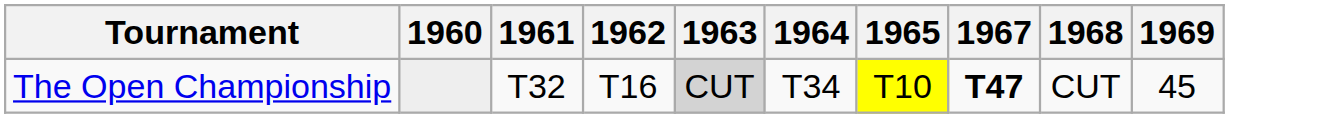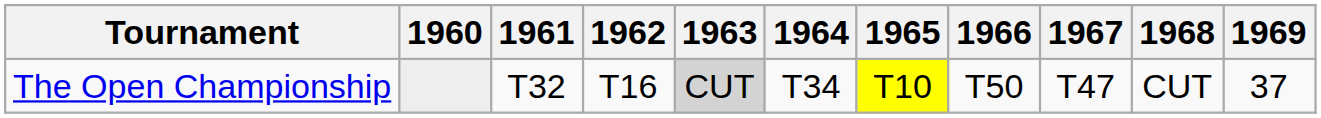+ column: (994, 32)
(994, 86) bold -> (1086, 86) normal
(1177, 86) 45 -> (1269, 86) 37
